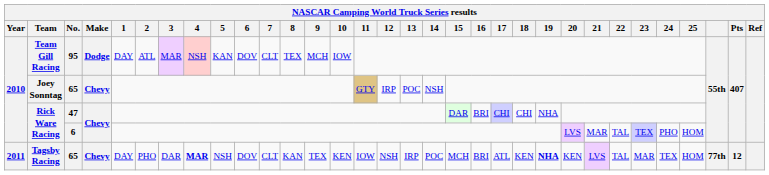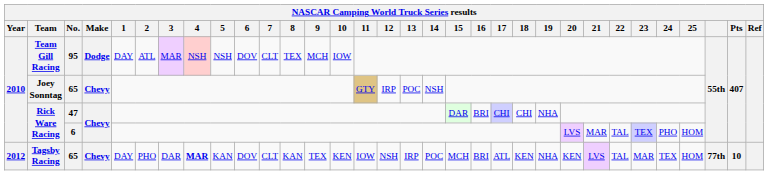(223, 56) KAN -> (223, 56) NSH
(16, 156) 2011 -> (16, 156) 2012
(223, 156) NSH -> (223, 156) KAN
(548, 156) bold -> (548, 156) normal
(737, 156) 12 -> (736, 156) 10
